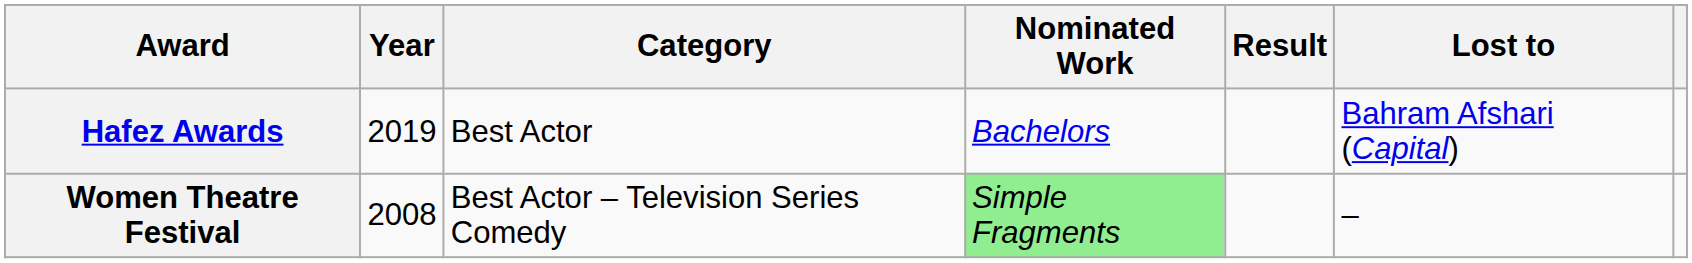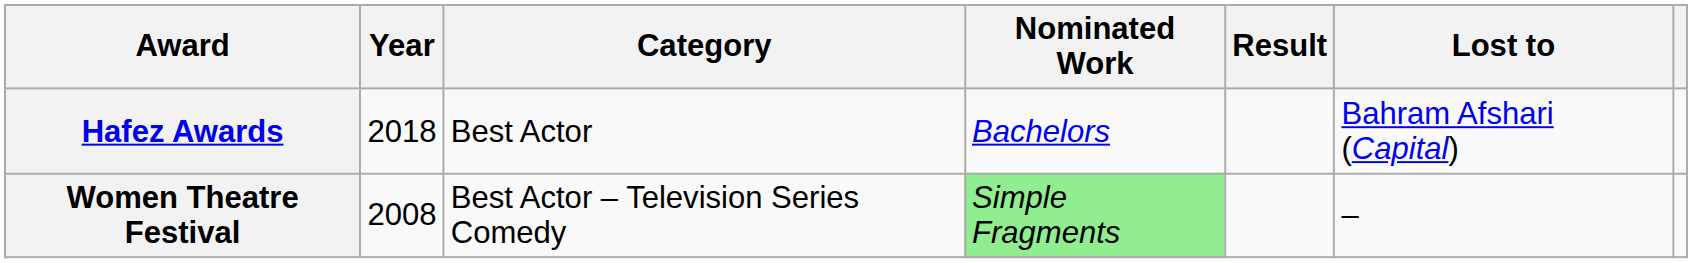(402, 130) 2019 -> (402, 130) 2018
